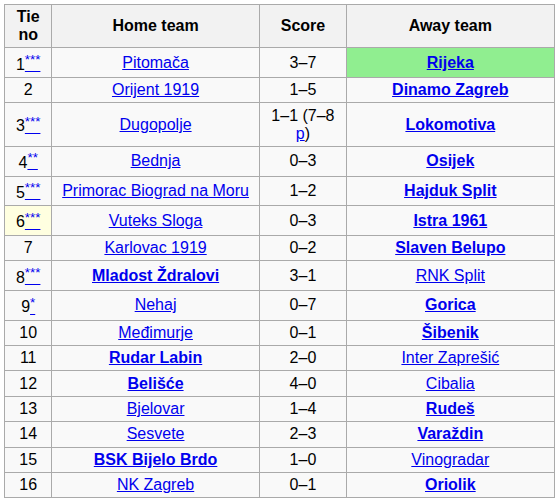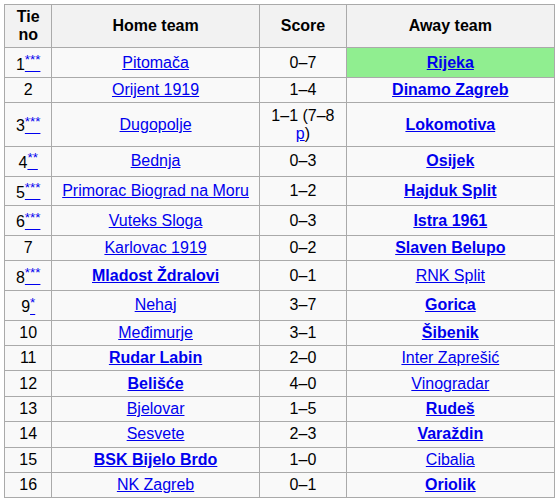(303, 62) 3–7 -> (303, 62) 0–7
(303, 90) 1–5 -> (303, 90) 1–4
(28, 220) lightyellow background -> (28, 220) no background
(303, 275) 3–1 -> (303, 275) 0–1
(303, 305) 0–7 -> (303, 305) 3–7
(303, 332) 0–1 -> (303, 332) 3–1
(450, 383) Cibalia -> (450, 383) Vinogradar
(303, 409) 1–4 -> (303, 409) 1–5
(450, 459) Vinogradar -> (450, 459) Cibalia
